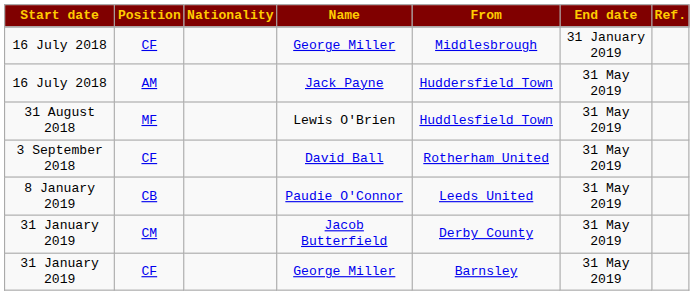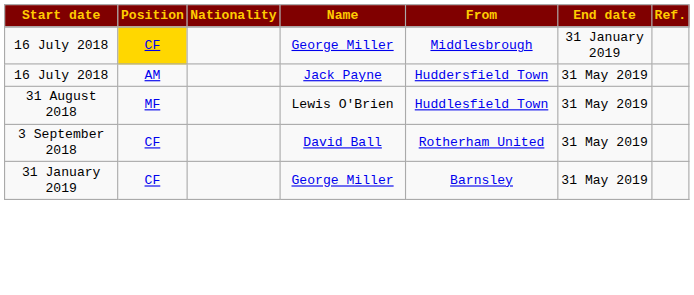(149, 45) no background -> (152, 45) gold background
- row: (60, 196)
- row: (60, 234)
